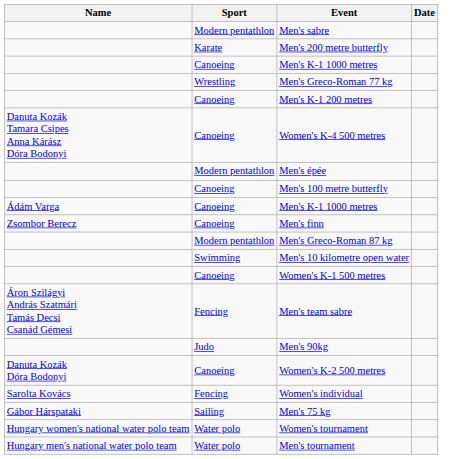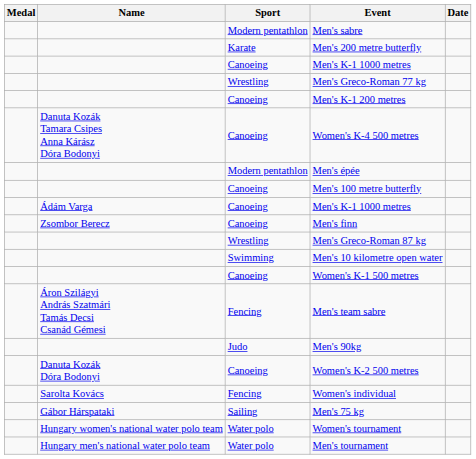+ column: (21, 13)
(234, 240) Modern pentathlon -> (248, 240) Wrestling
